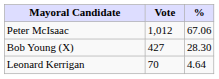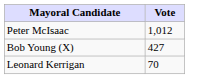- column: (199, 13)
